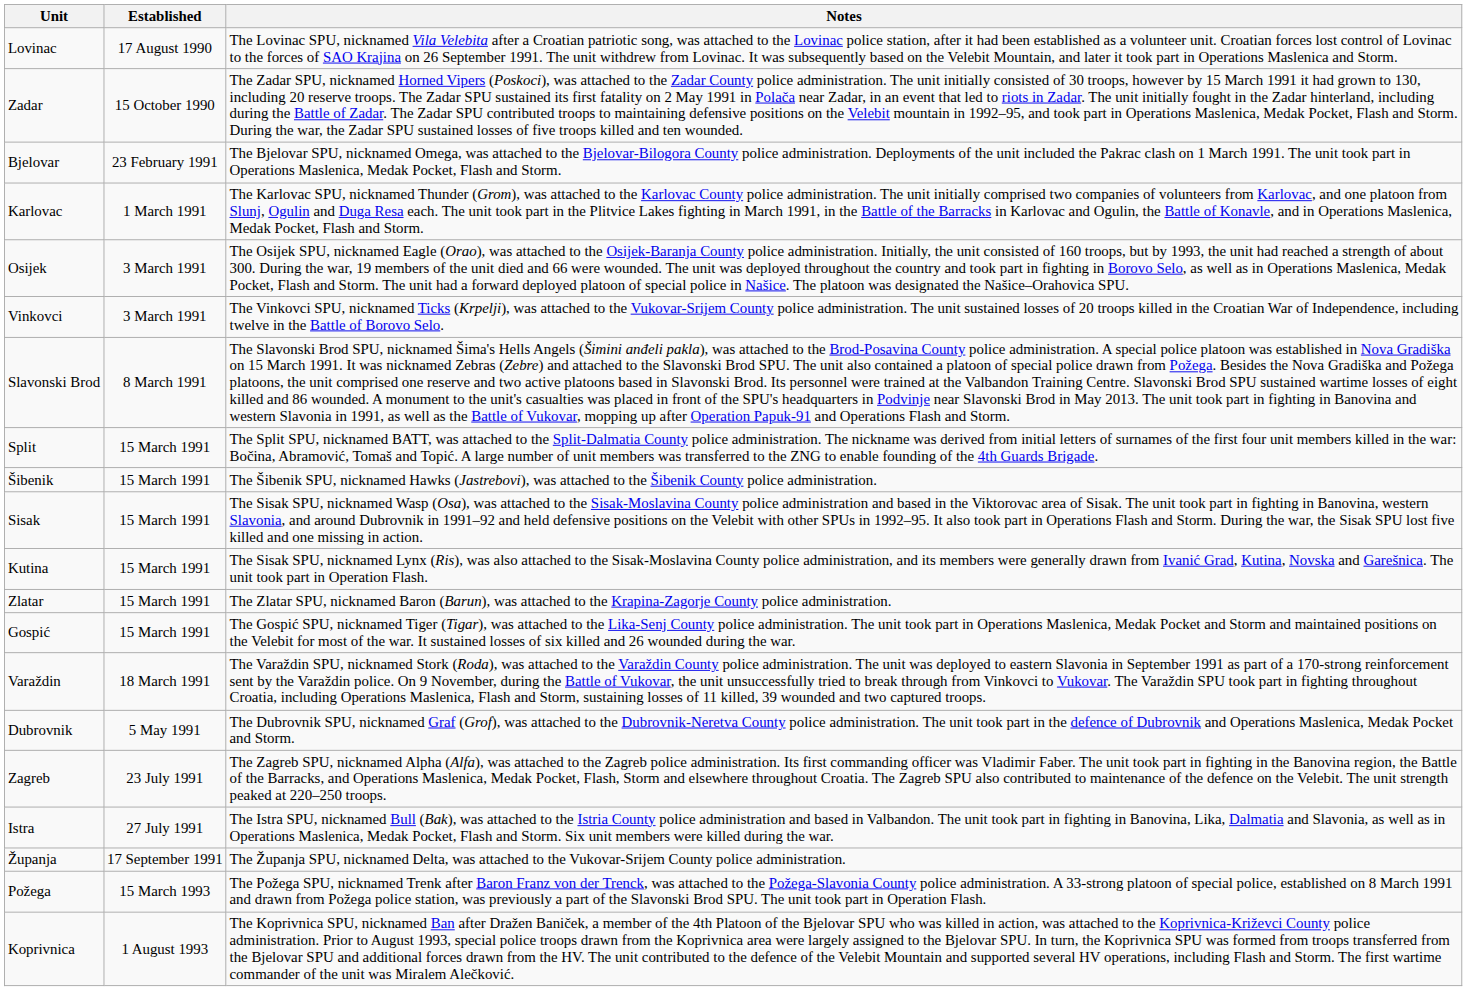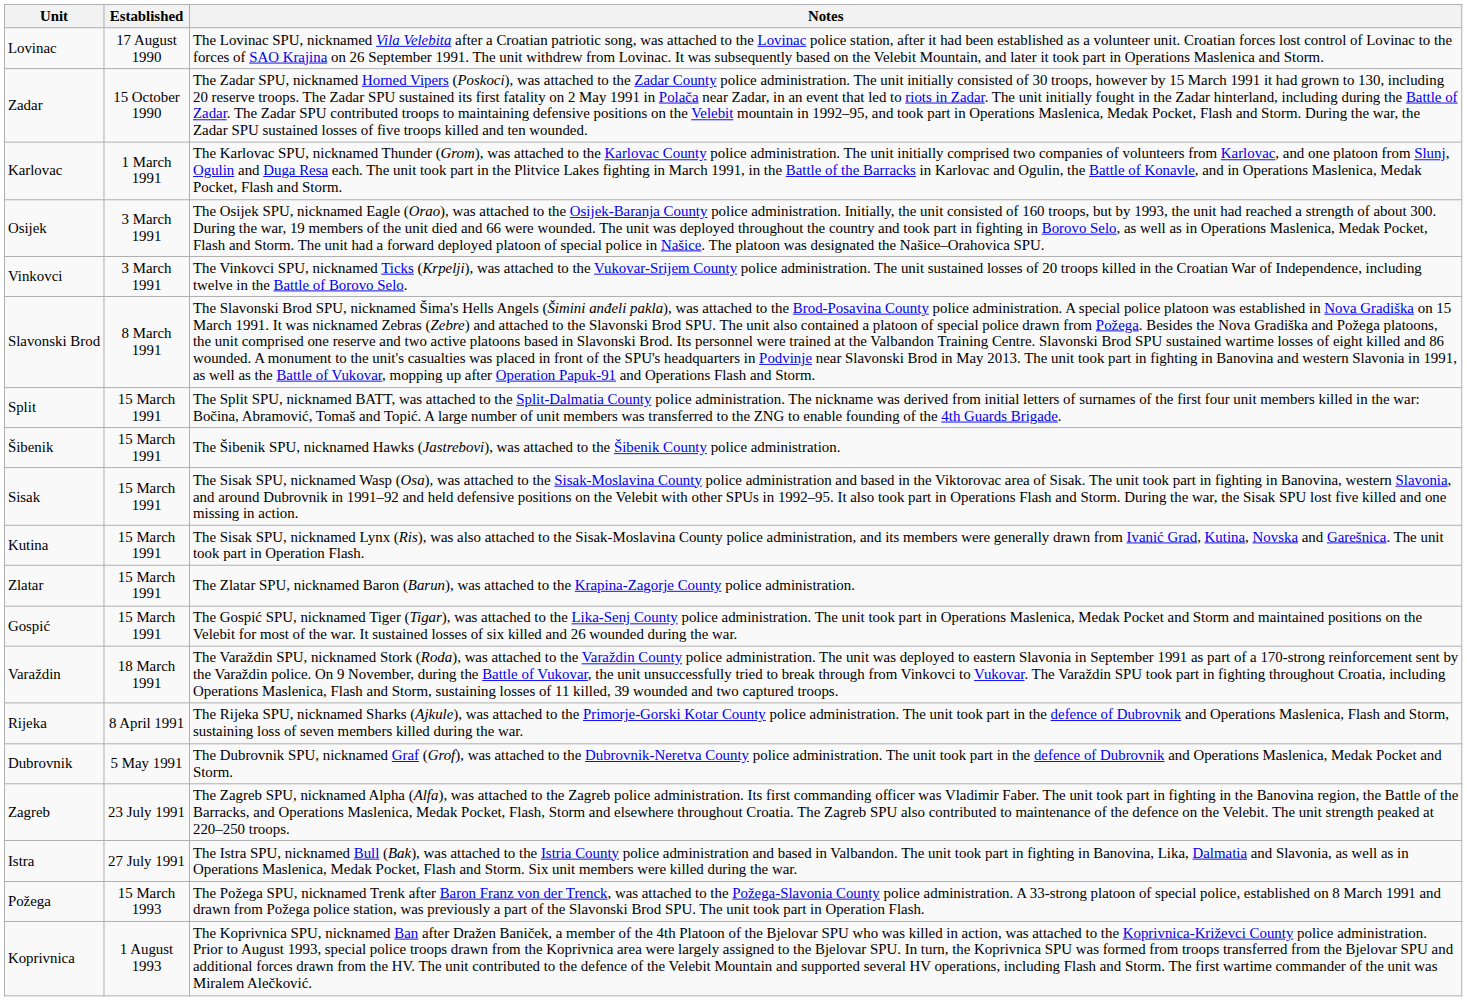- row: (34, 162)
+ row: (27, 723)
- row: (32, 859)
